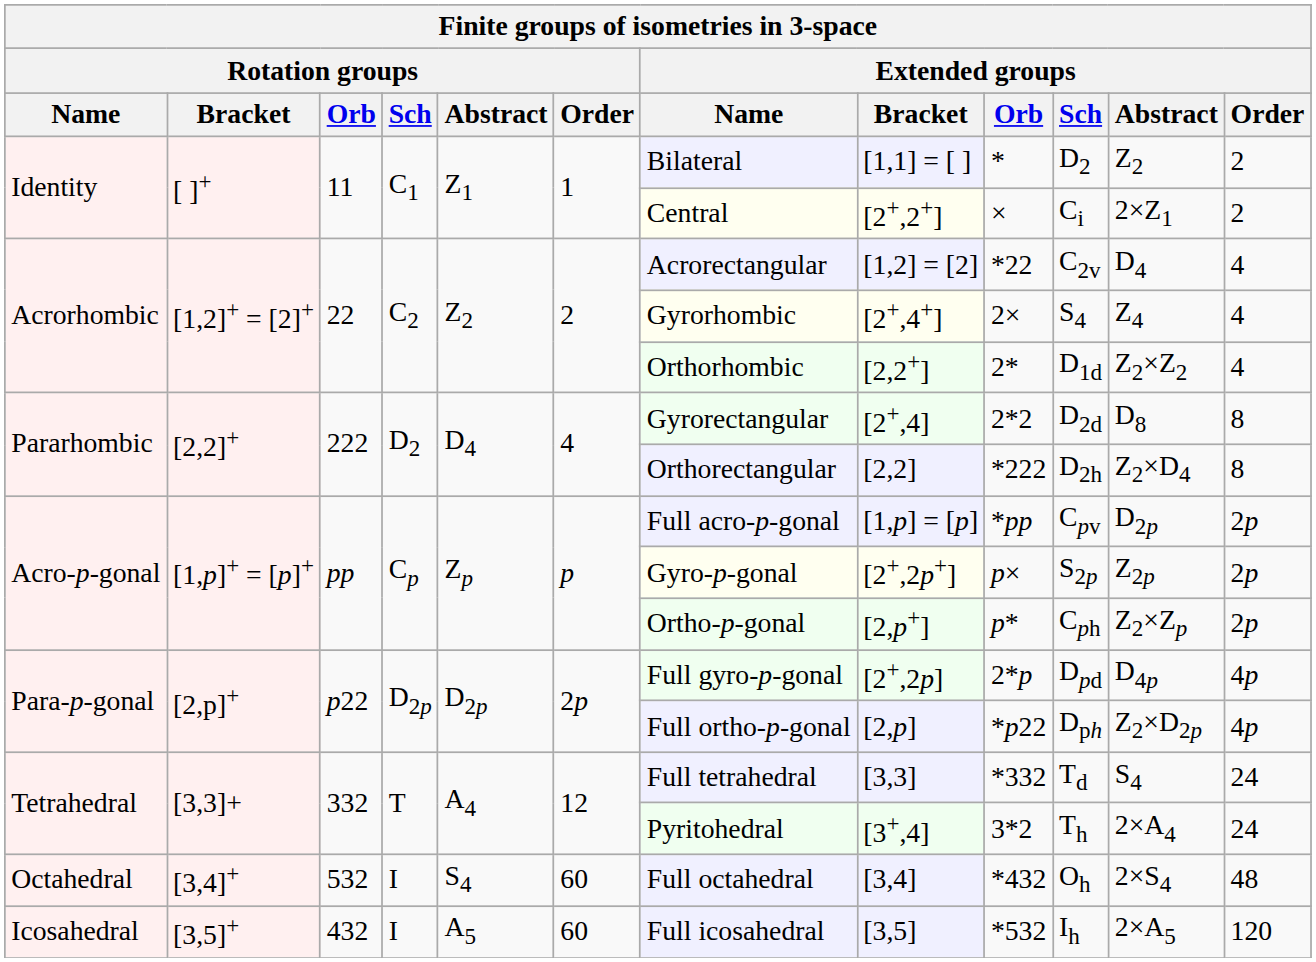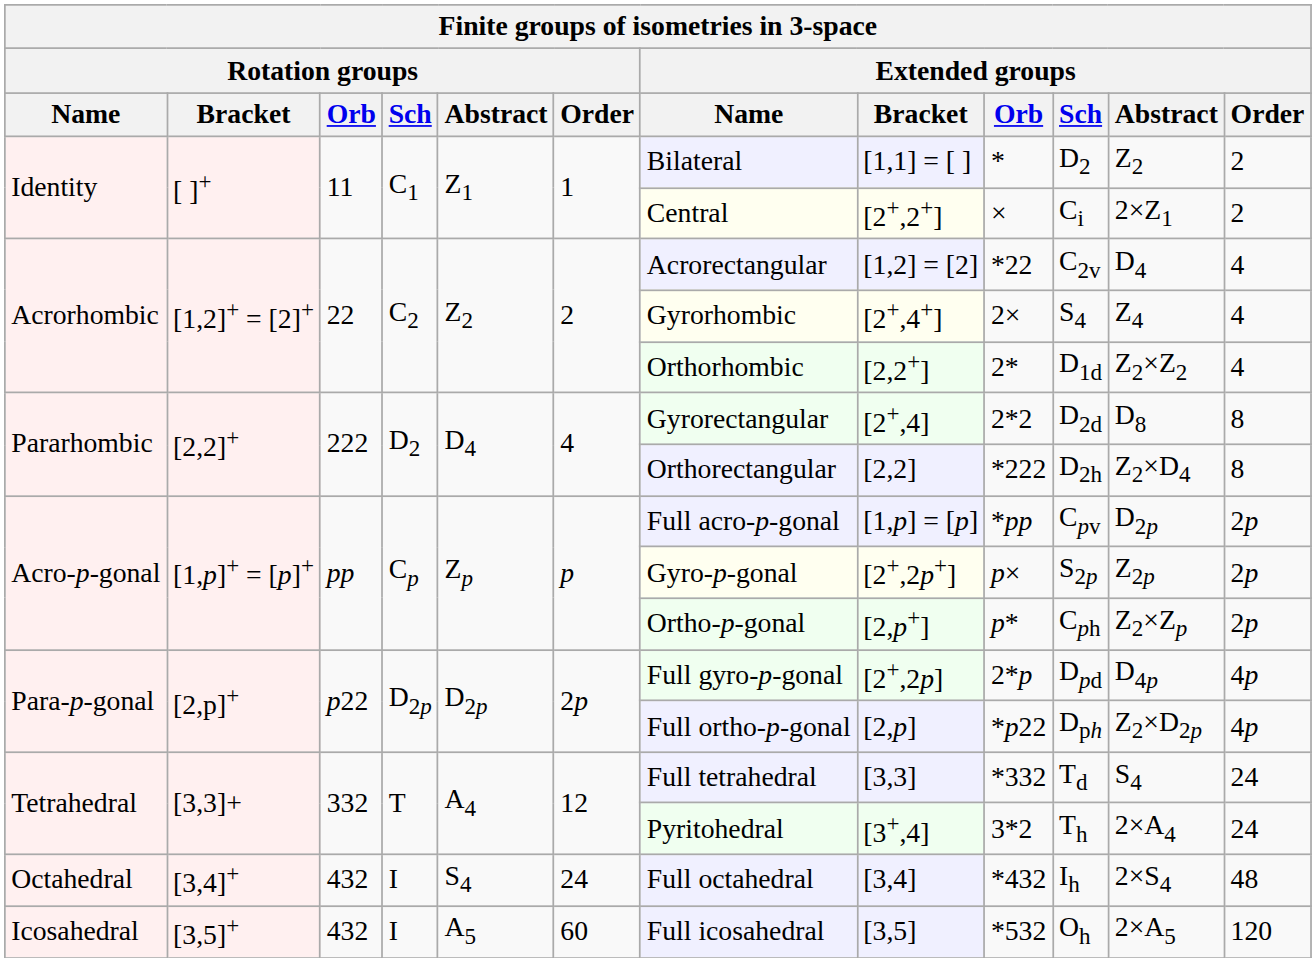(347, 879) 532 -> (347, 879) 432
(574, 879) 60 -> (574, 879) 24
(1075, 879) Oh -> (1069, 879) Ih
(1069, 931) Ih -> (1075, 931) Oh
